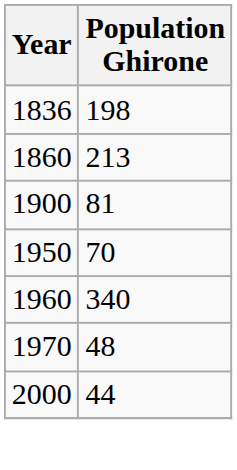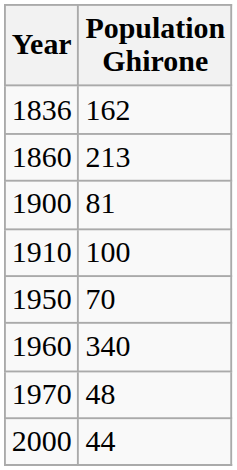(108, 109) 198 -> (108, 109) 162
+ row: (42, 251)
